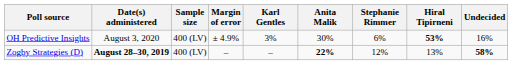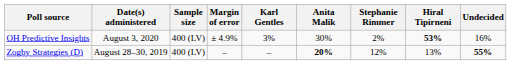(380, 38) 6% -> (378, 38) 2%
(131, 53) bold -> (131, 53) normal
(325, 53) 22% -> (324, 53) 20%
(485, 53) 58% -> (483, 53) 55%
